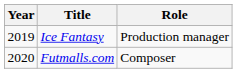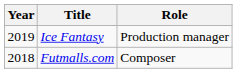(21, 57) 2020 -> (21, 57) 2018
